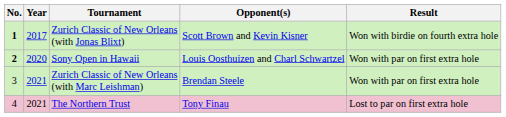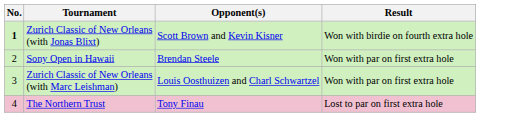- column: (37, 13)
(14, 58) bold -> (14, 58) normal
(263, 58) Louis Oosthuizen and Charl Schwartzel -> (188, 58) Brendan Steele
(213, 81) Brendan Steele -> (238, 81) Louis Oosthuizen and Charl Schwartzel
